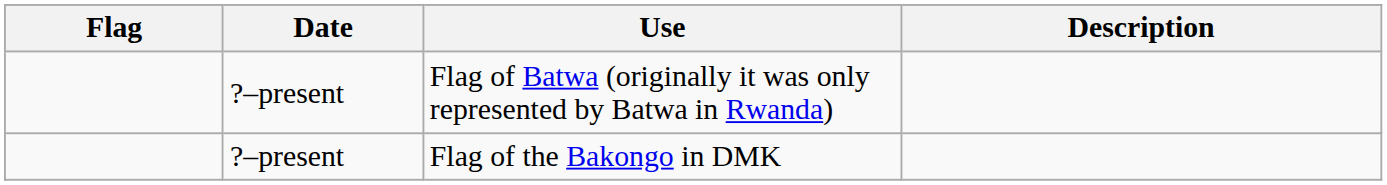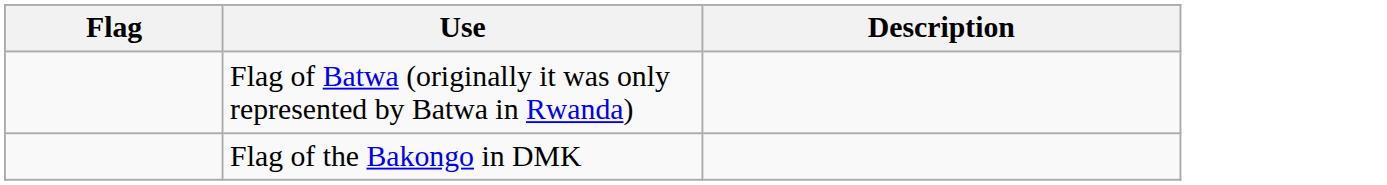- column: (323, 28)
